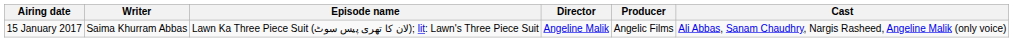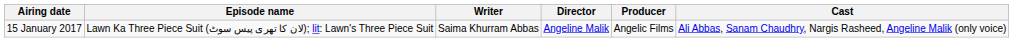columns swapped: (365, 12) <-> (137, 12)
